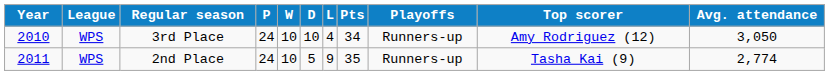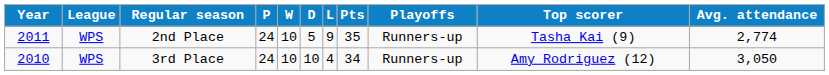rows swapped: (188, 37) <-> (188, 59)
